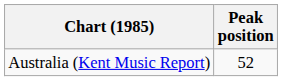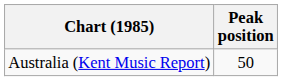(246, 62) 52 -> (246, 62) 50
